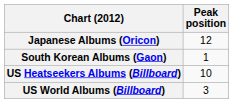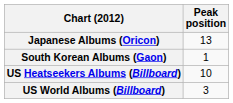(206, 40) 12 -> (206, 40) 13
